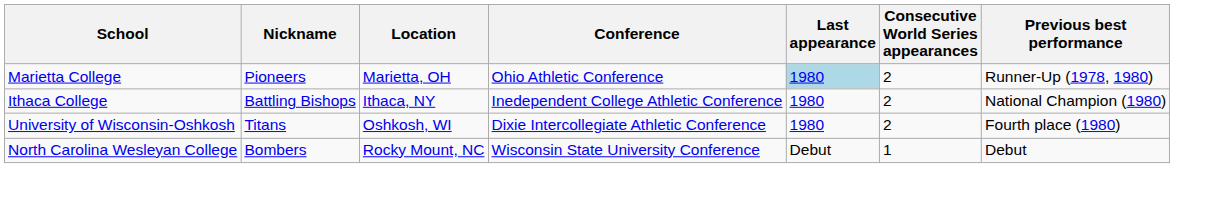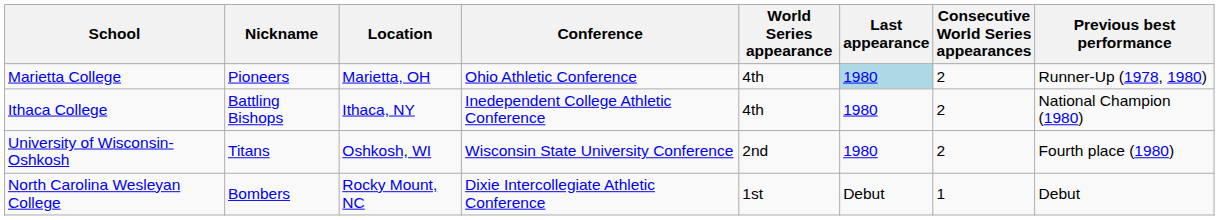+ column: (789, 34)
(629, 125) Dixie Intercollegiate Athletic Conference -> (599, 151) Wisconsin State University Conference
(626, 150) Wisconsin State University Conference -> (560, 193) Dixie Intercollegiate Athletic Conference
